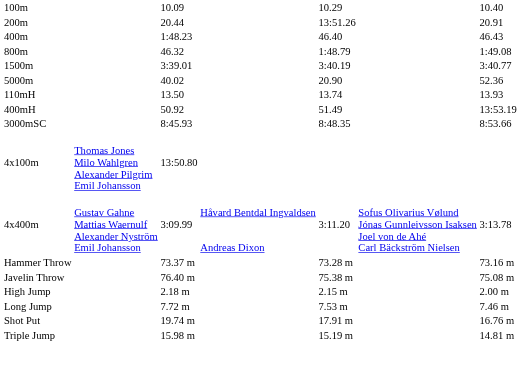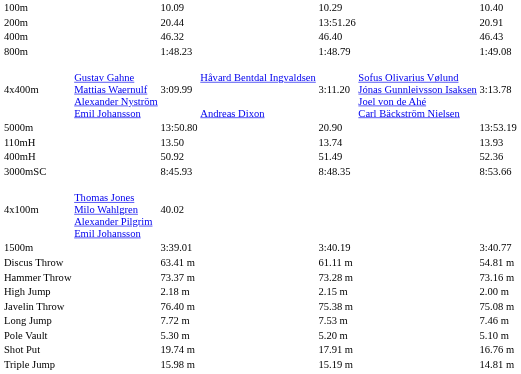(176, 37) 1:48.23 -> (172, 37) 46.32
(172, 51) 46.32 -> (176, 51) 1:48.23
rows swapped: (19, 66) <-> (21, 224)
(172, 80) 40.02 -> (179, 128) 13:50.80
(491, 80) 52.36 -> (498, 128) 13:53.19
(498, 109) 13:53.19 -> (491, 157) 52.36
(179, 162) 13:50.80 -> (172, 210) 40.02
+ row: (34, 262)
rows swapped: (27, 291) <-> (34, 277)
+ row: (26, 335)
